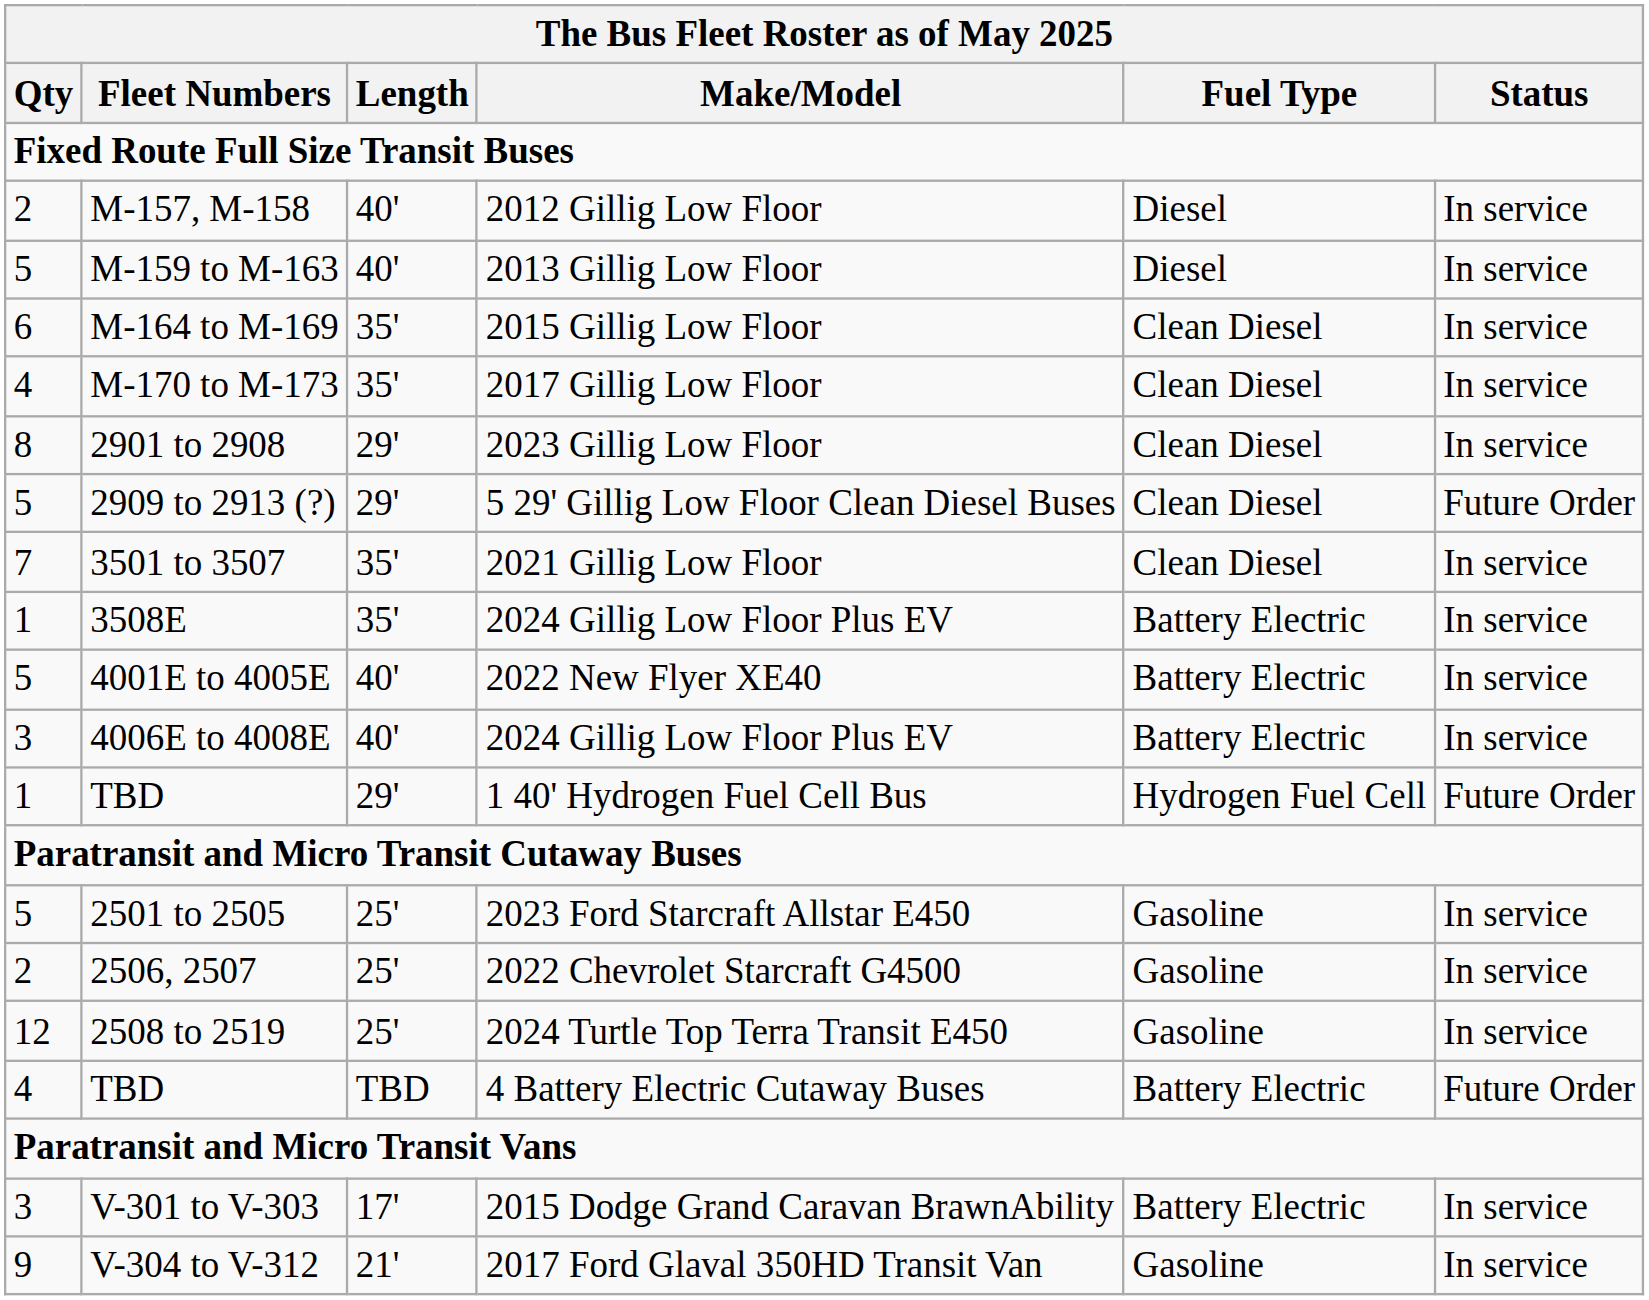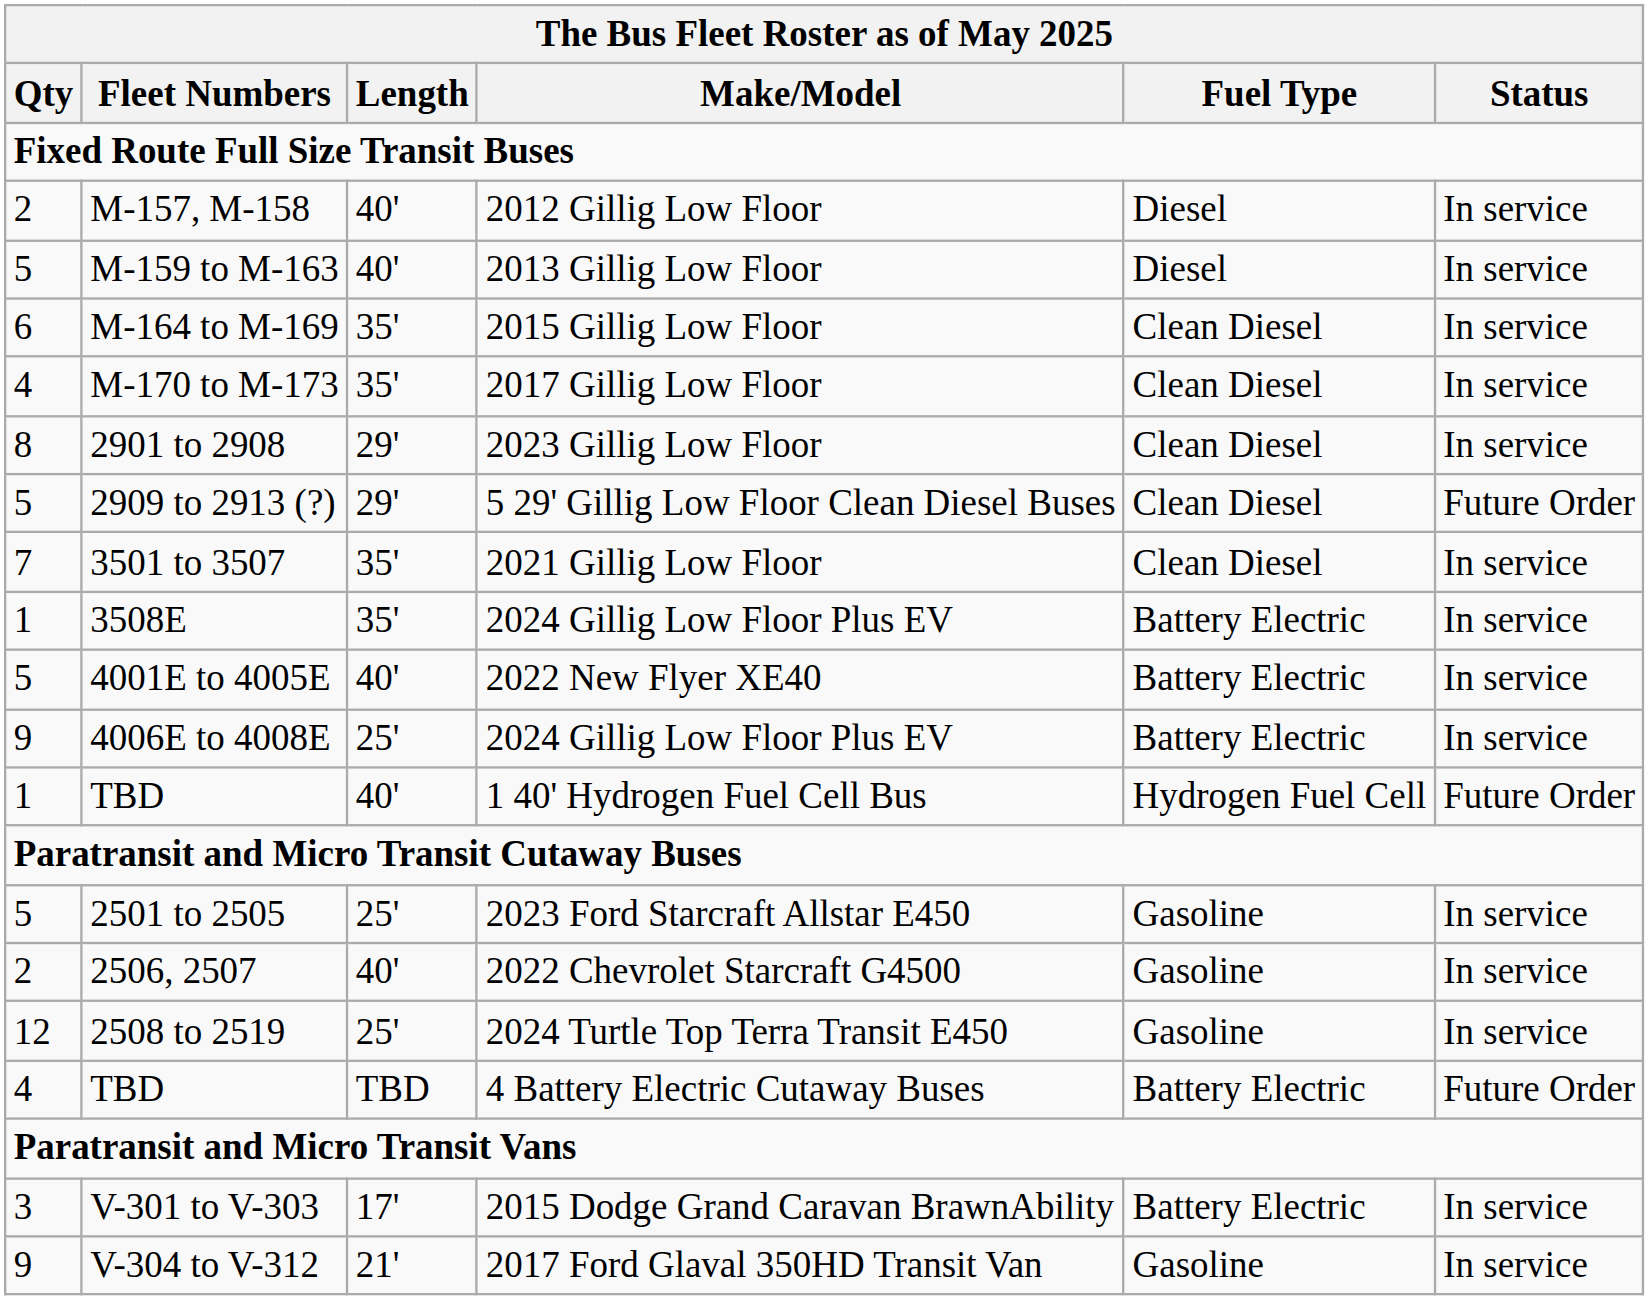(23, 737) 3 -> (23, 737) 9
(378, 737) 40' -> (378, 737) 25'
(378, 795) 29' -> (378, 795) 40'
(378, 971) 25' -> (378, 971) 40'
